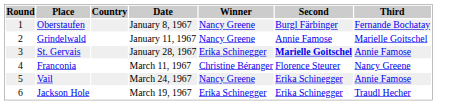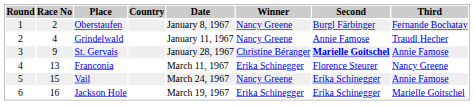+ column: (55, 12)
(391, 38) Marielle Goitschel -> (420, 38) Traudl Hecher
(233, 52) Erika Schinegger -> (273, 52) Christine Béranger
(236, 65) Christine Béranger -> (270, 65) Erika Schinegger
(383, 92) Traudl Hecher -> (428, 92) Marielle Goitschel
